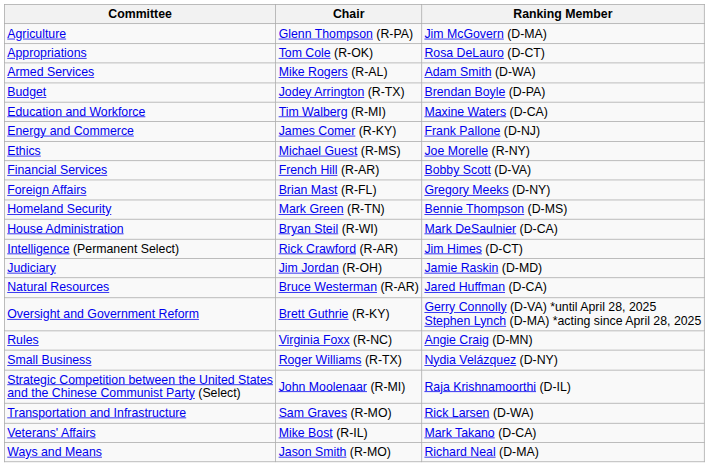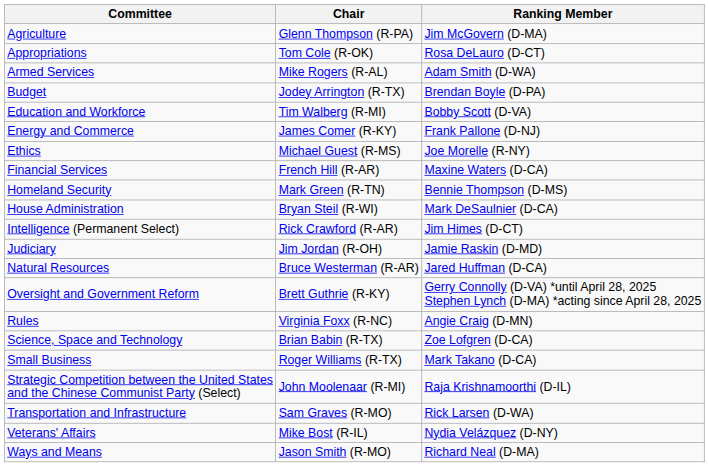(486, 111) Maxine Waters (D-CA) -> (478, 111) Bobby Scott (D-VA)
(478, 170) Bobby Scott (D-VA) -> (486, 170) Maxine Waters (D-CA)
- row: (47, 190)
+ row: (95, 340)
(491, 360) Nydia Velázquez (D-NY) -> (480, 360) Mark Takano (D-CA)
(480, 432) Mark Takano (D-CA) -> (491, 432) Nydia Velázquez (D-NY)
